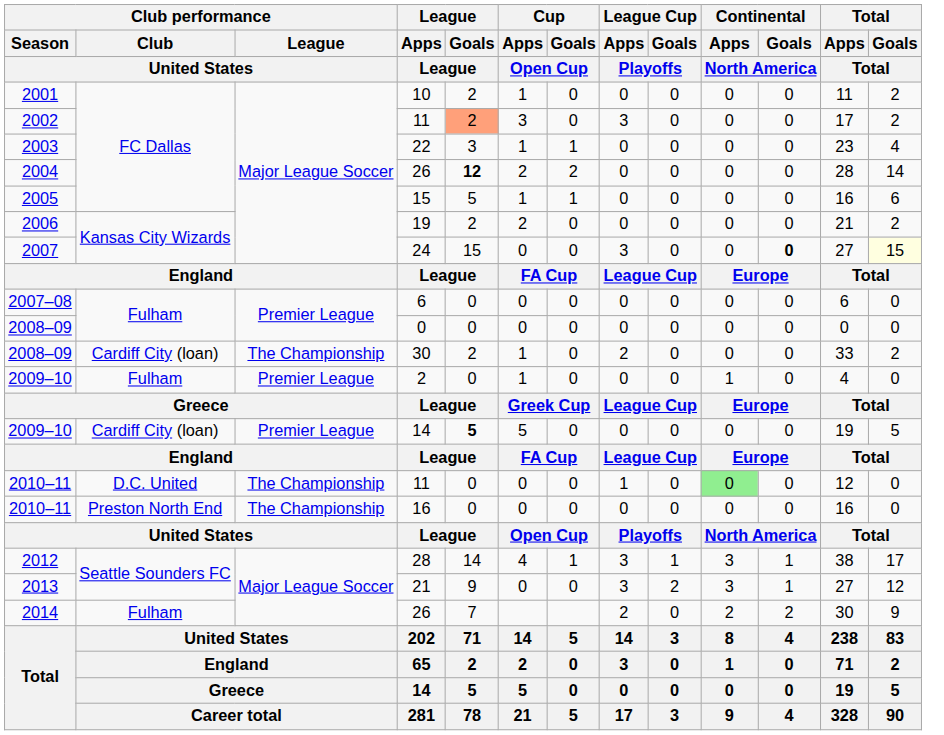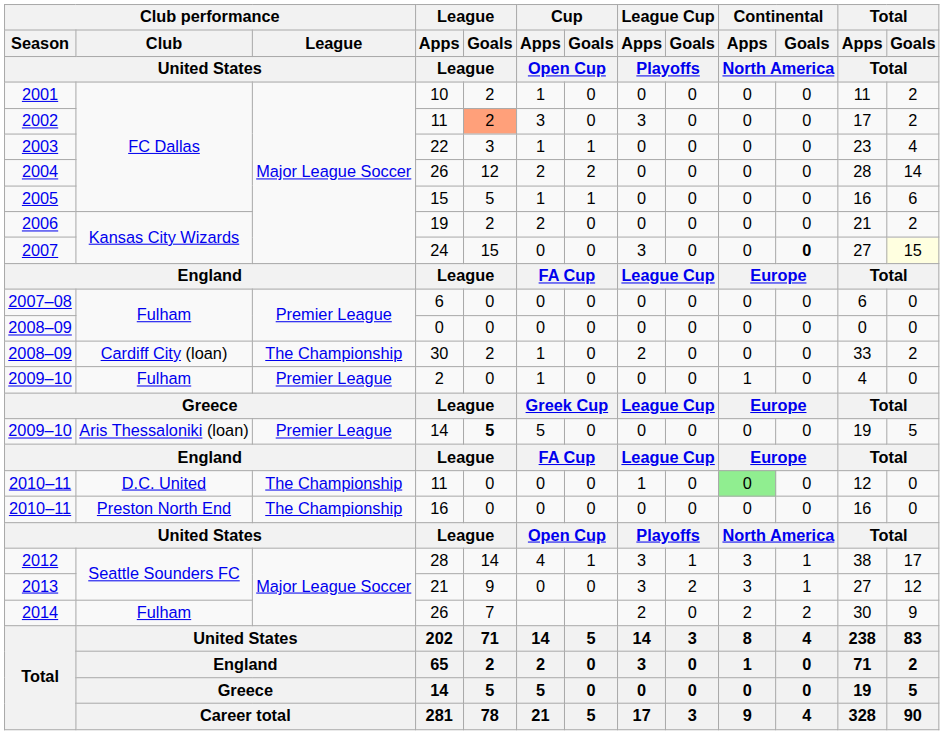(472, 172) bold -> (490, 172) normal
(155, 431) Cardiff City (loan) -> (164, 431) Aris Thessaloniki (loan)
